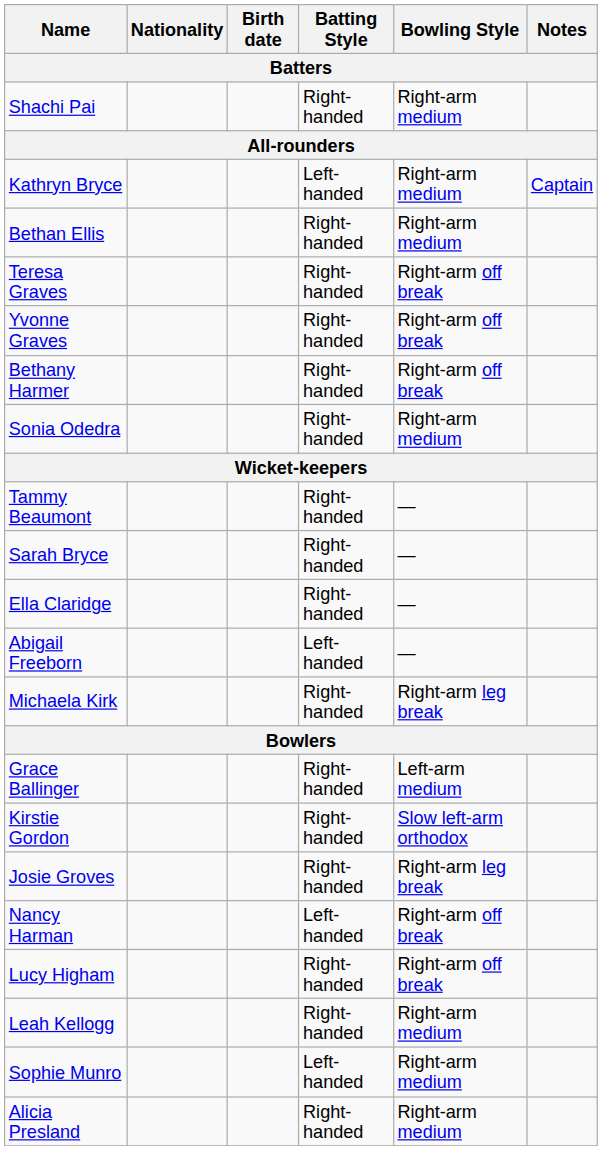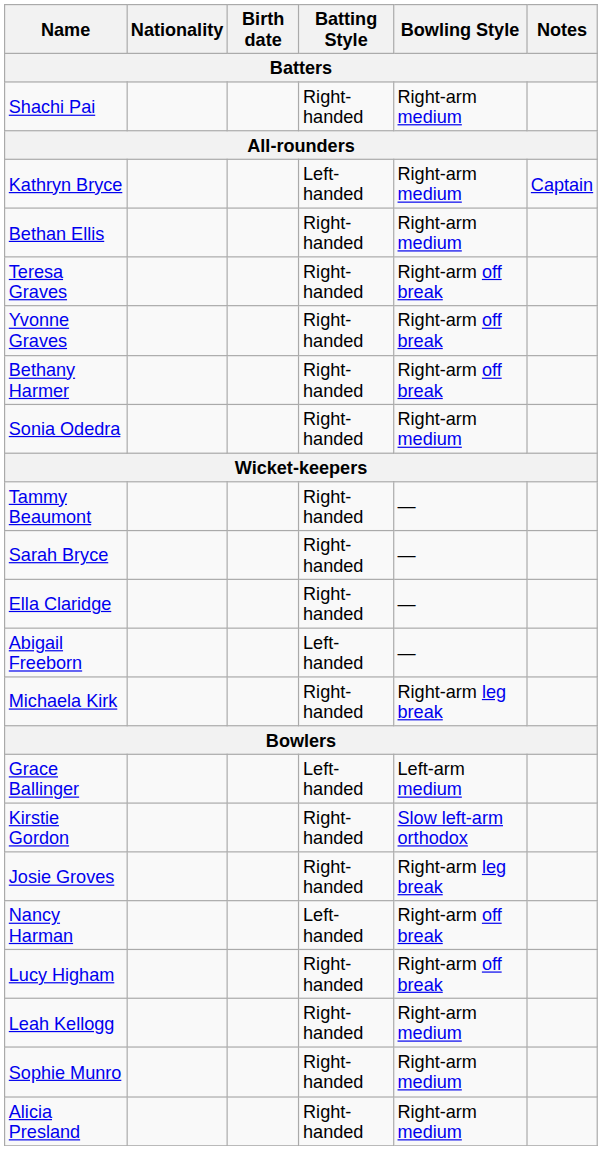(333, 779) Right-handed -> (333, 779) Left-handed
(333, 1072) Left-handed -> (333, 1072) Right-handed
